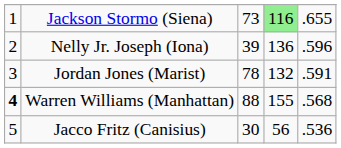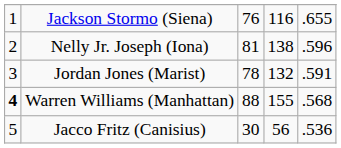(251, 18) 73 -> (251, 18) 76
(281, 18) lightgreen background -> (281, 18) no background
(251, 45) 39 -> (251, 45) 81
(281, 45) 136 -> (281, 45) 138
